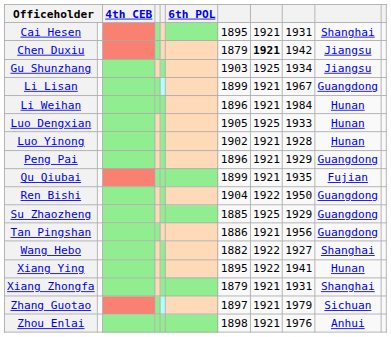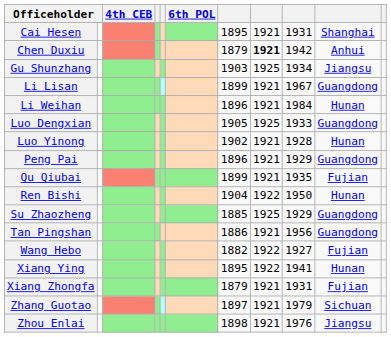(348, 50) Jiangsu -> (348, 50) Anhui
(348, 123) Hunan -> (348, 123) Guangdong
(348, 196) Guangdong -> (348, 196) Hunan
(348, 250) Shanghai -> (348, 250) Fujian
(348, 287) Shanghai -> (348, 287) Fujian
(348, 323) Anhui -> (348, 323) Jiangsu
